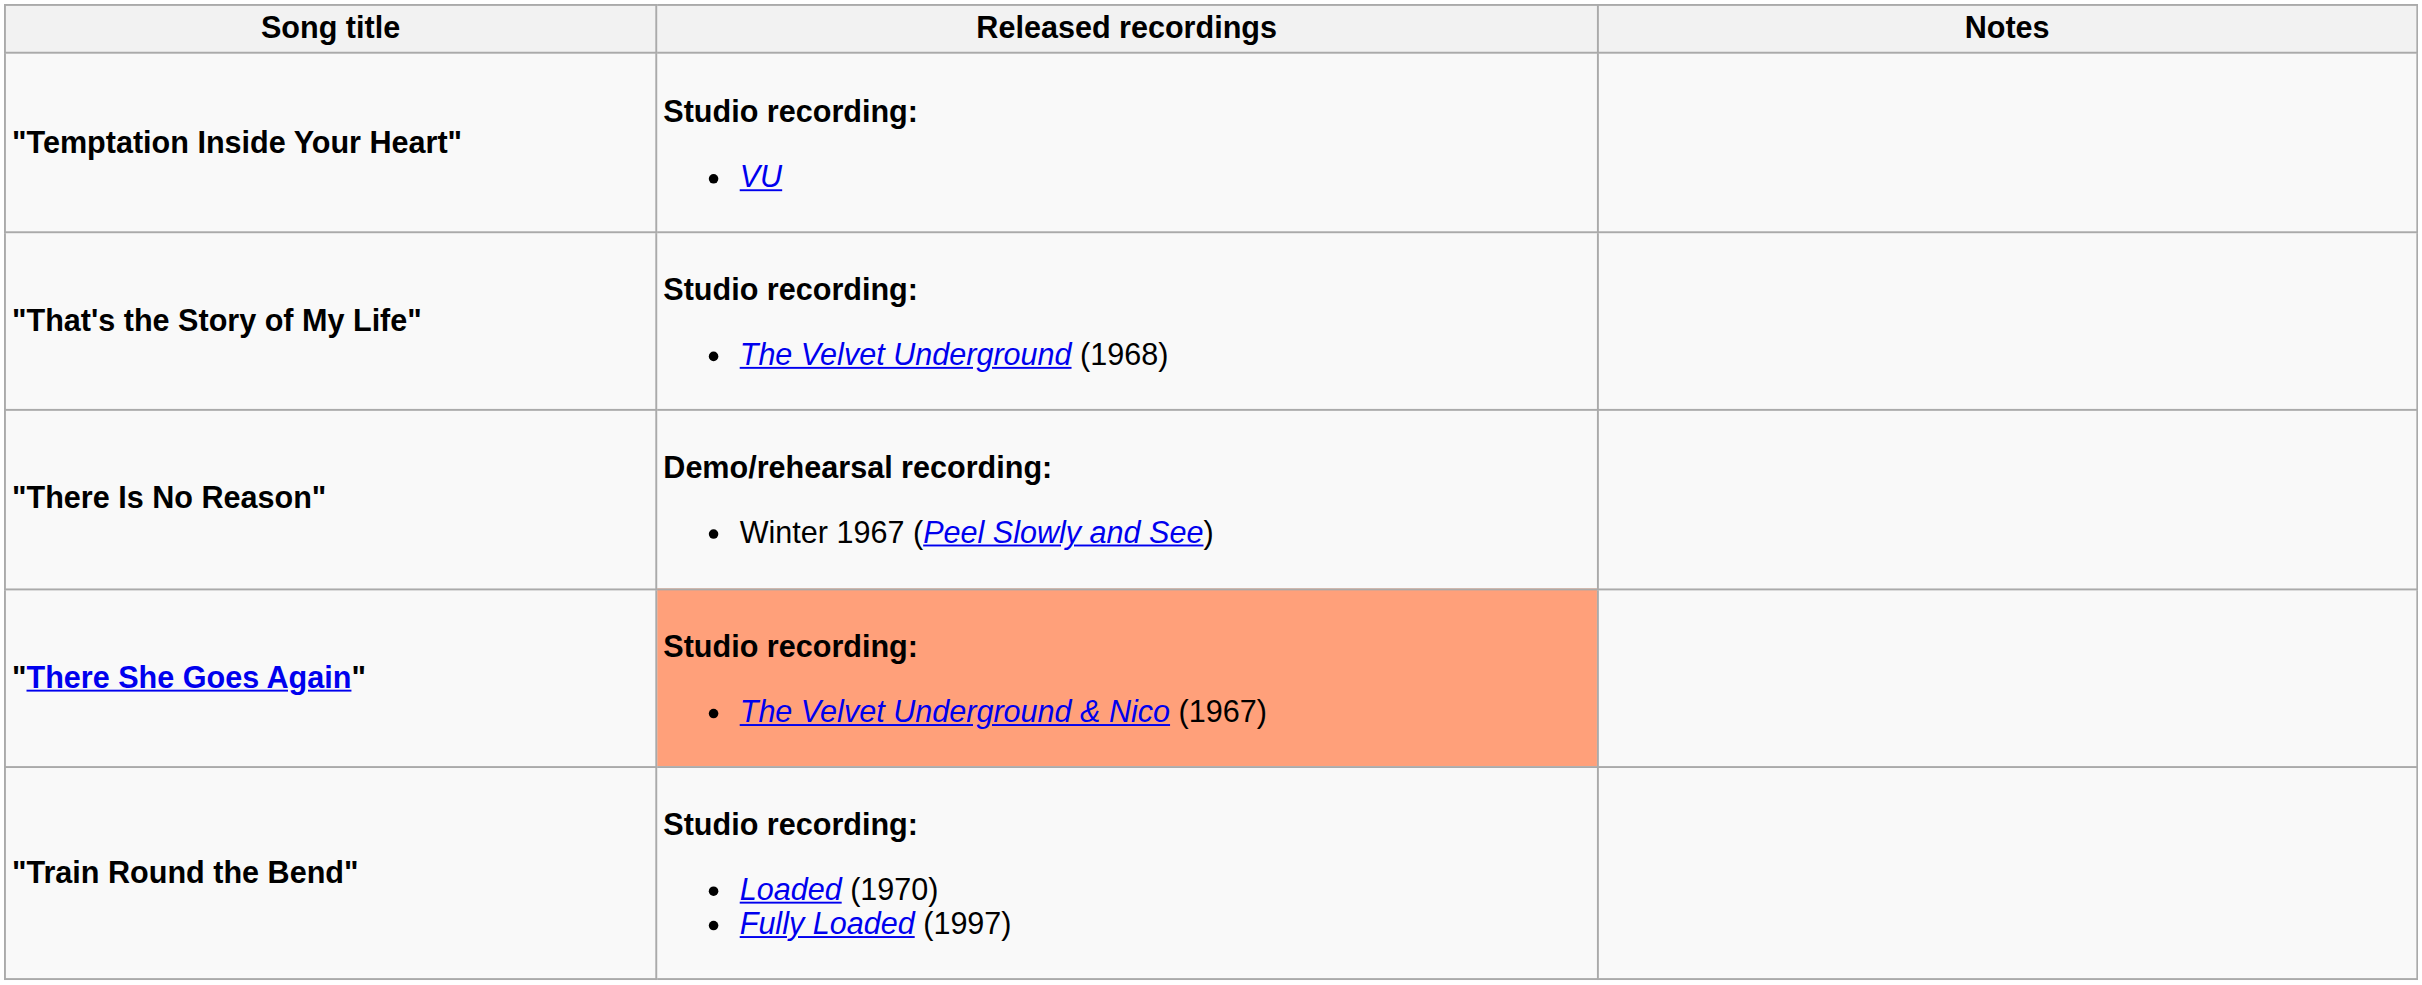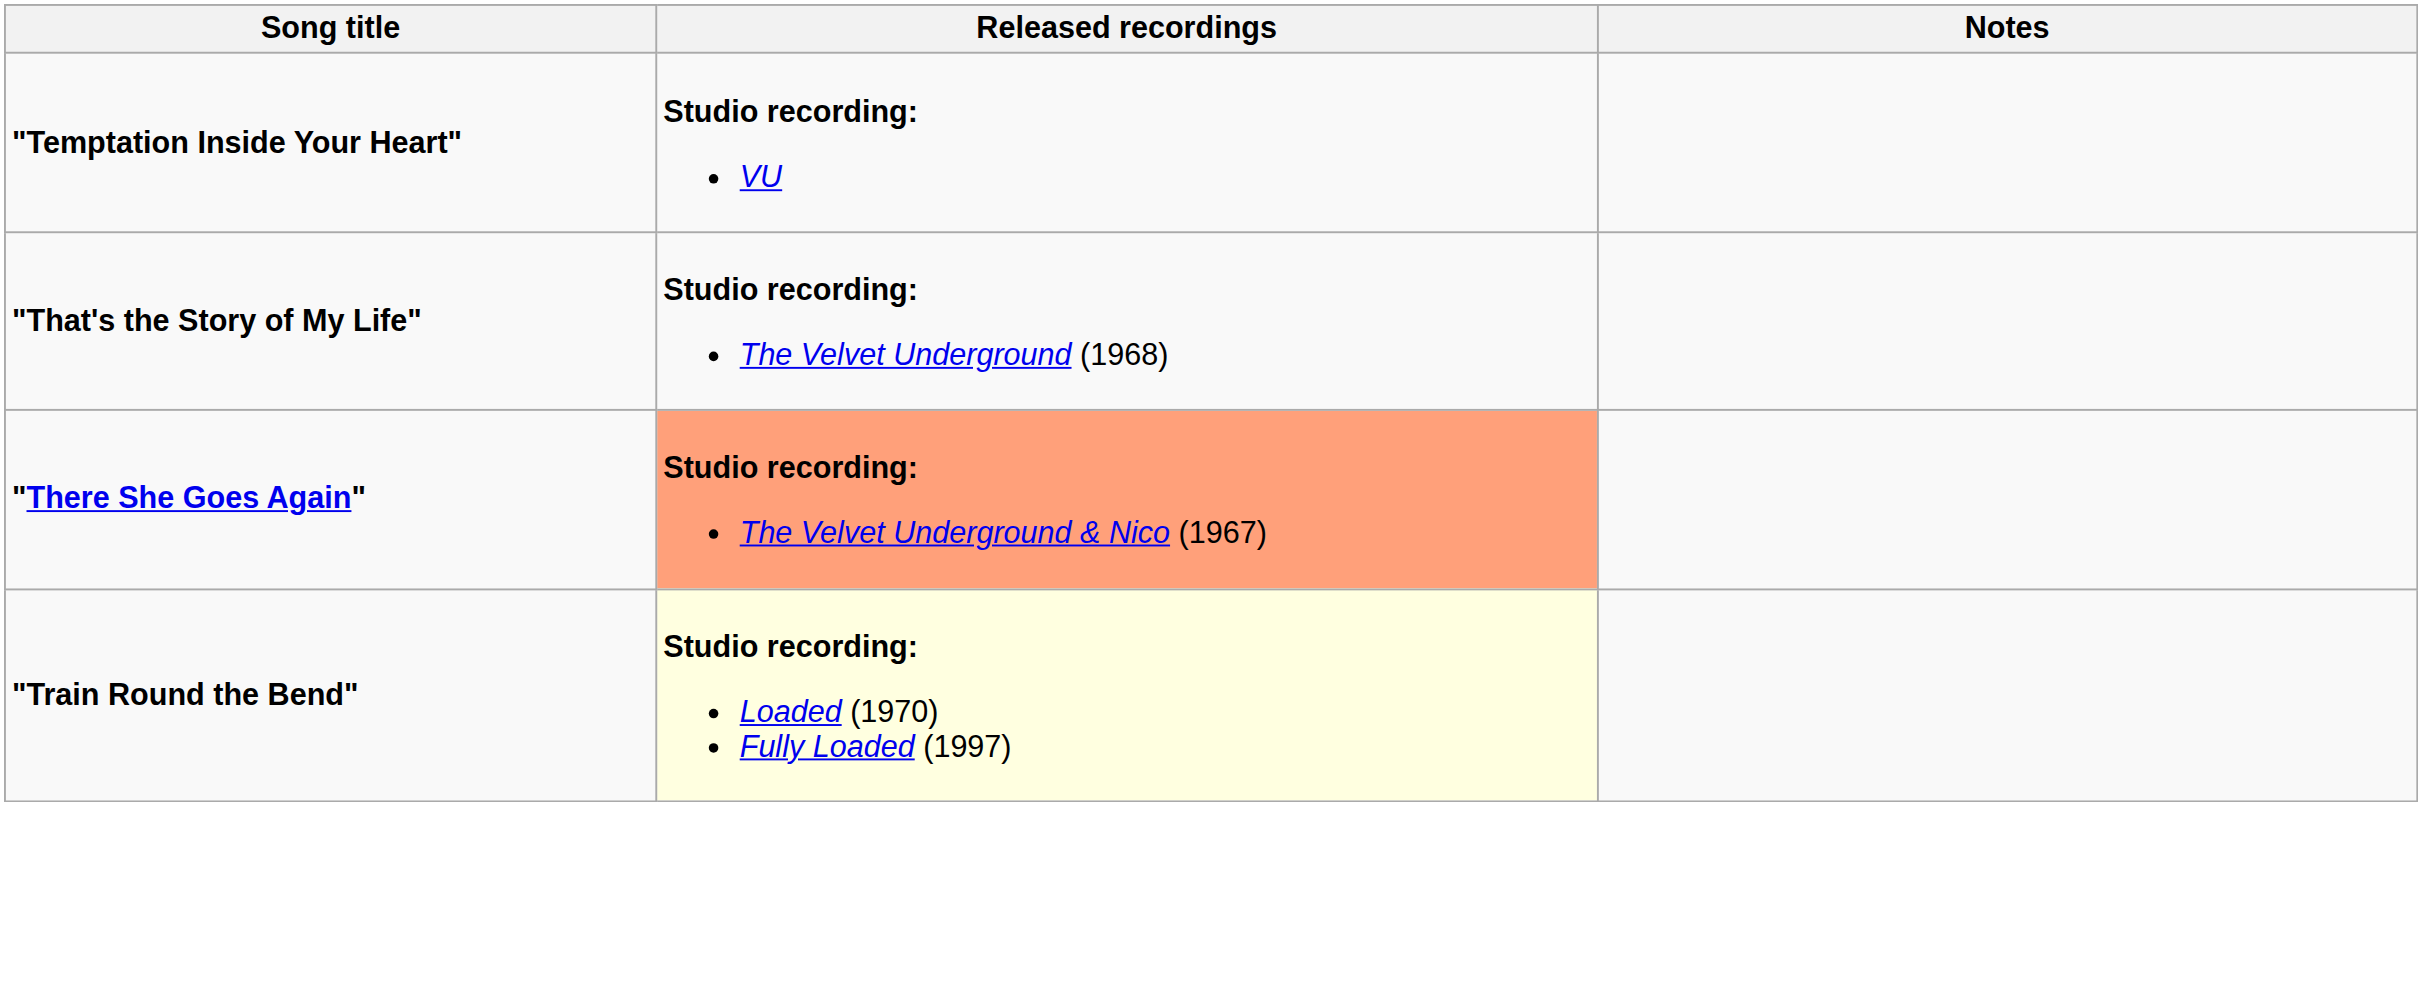- row: (169, 498)
(1127, 875) no background -> (1127, 697) lightyellow background
